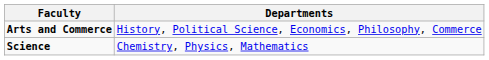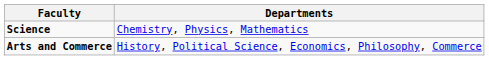rows swapped: (28, 46) <-> (59, 30)
